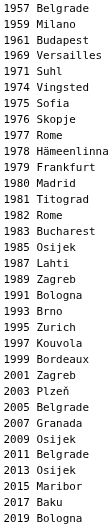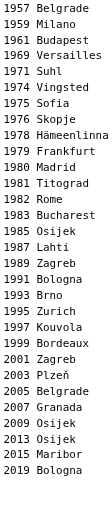- row: (33, 136)
- row: (46, 455)
- row: (33, 503)
